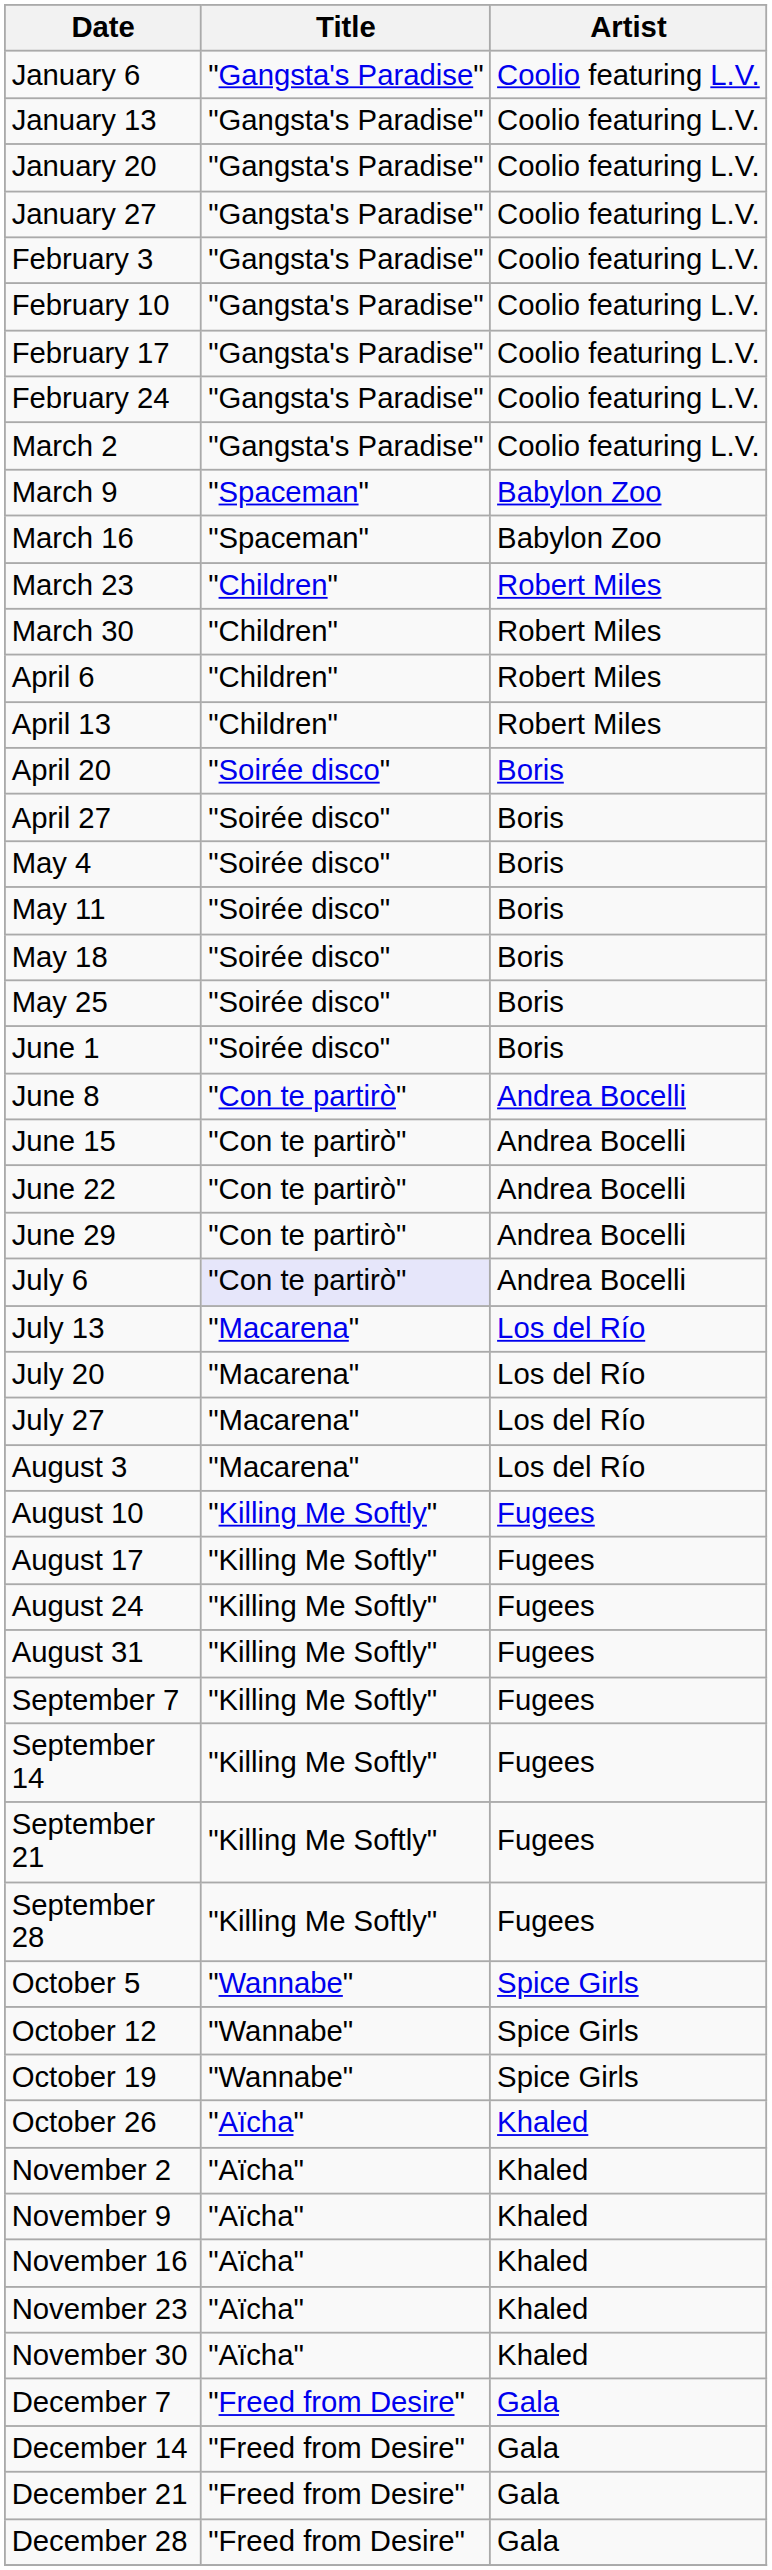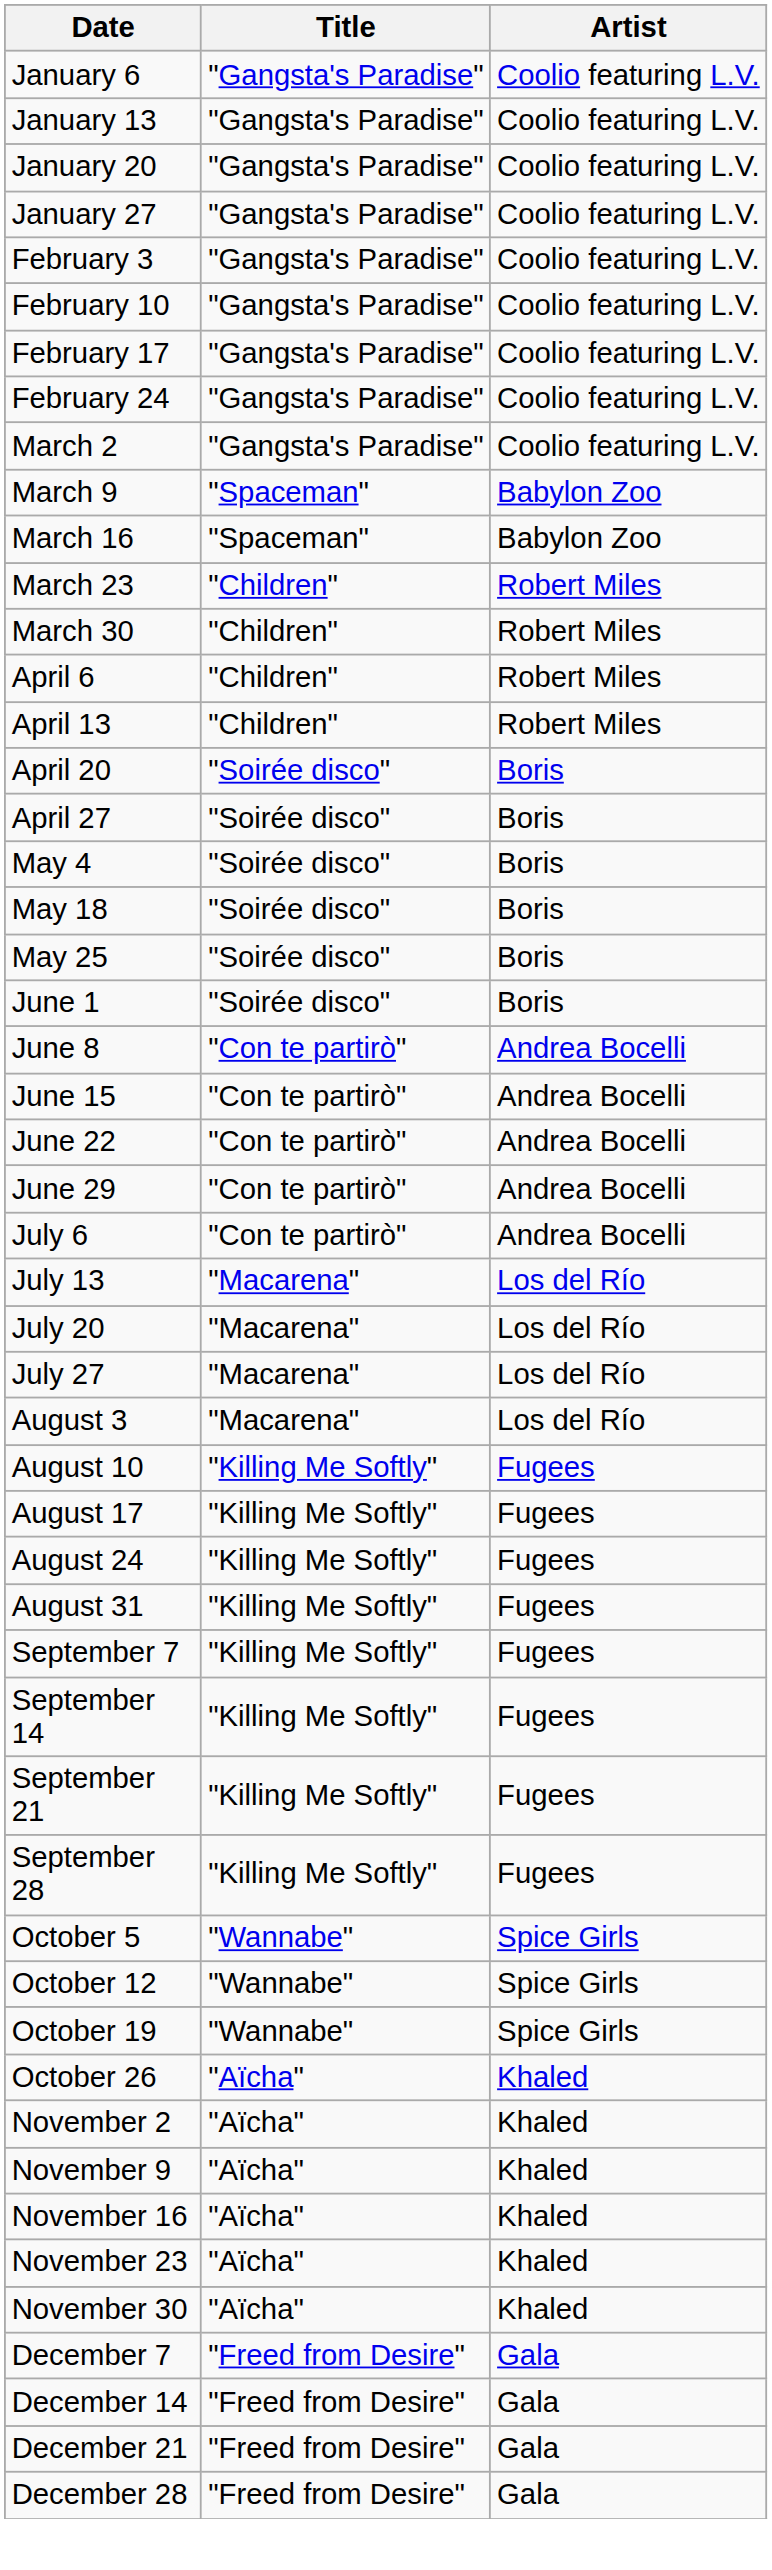- row: (59, 910)
(307, 1281) lavender background -> (307, 1235) no background
